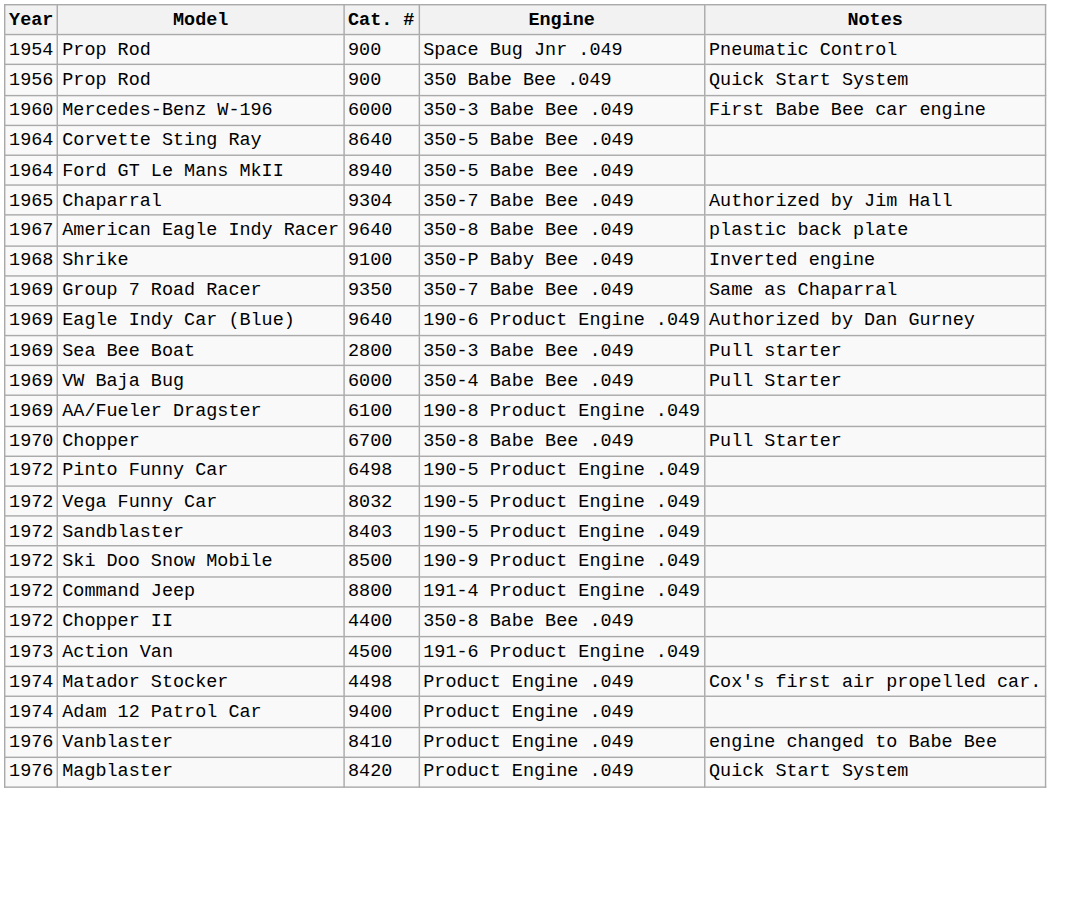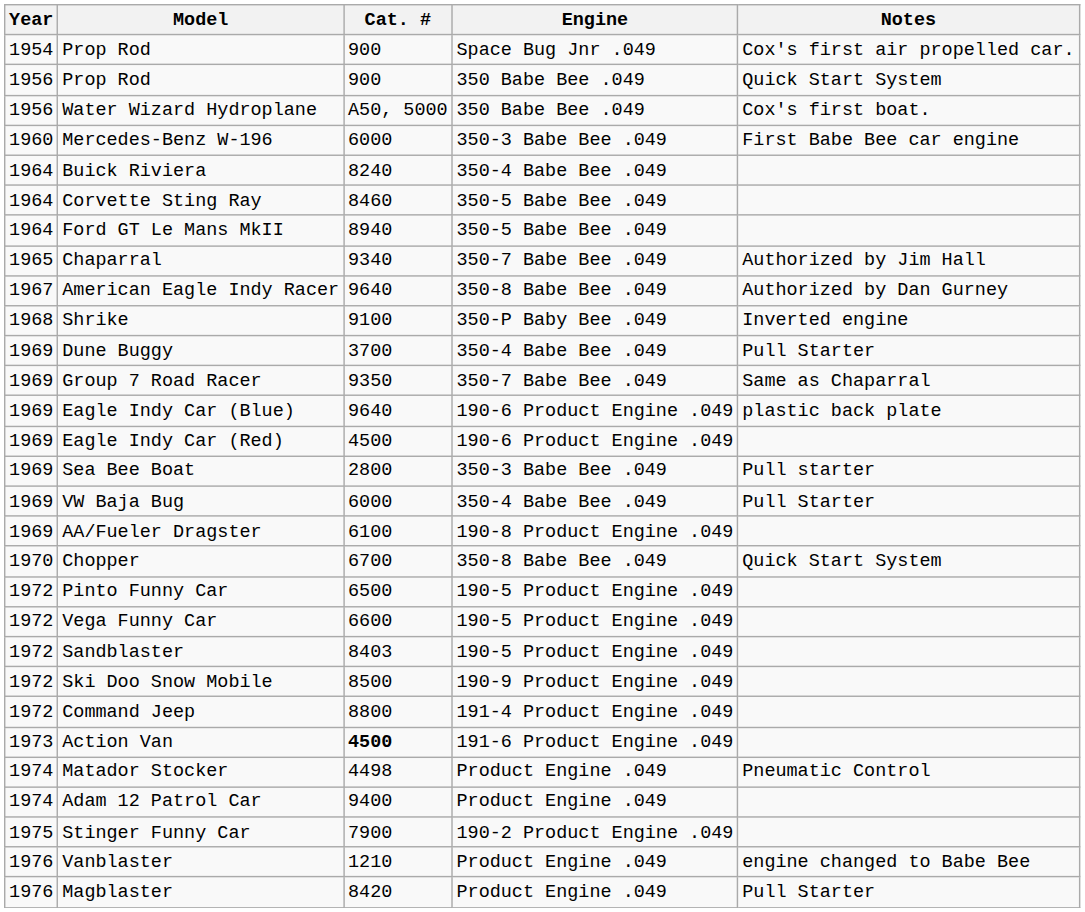(803, 50) Pneumatic Control -> (908, 50) Cox's first air propelled car.
+ row: (190, 110)
+ row: (134, 170)
(370, 140) 8640 -> (370, 200) 8460
(370, 200) 9304 -> (370, 260) 9340
(809, 230) plastic back plate -> (875, 291) Authorized by Dan Gurney
+ row: (118, 351)
(842, 321) Authorized by Dan Gurney -> (842, 411) plastic back plate
+ row: (173, 441)
(775, 441) Pull Starter -> (842, 561) Quick Start System
(370, 471) 6498 -> (370, 591) 6500
(370, 501) 8032 -> (370, 621) 6600
- row: (118, 621)
(370, 652) normal -> (370, 742) bold
(875, 682) Cox's first air propelled car. -> (836, 772) Pneumatic Control
+ row: (156, 832)
(370, 742) 8410 -> (370, 862) 1210
(809, 772) Quick Start System -> (809, 892) Pull Starter
